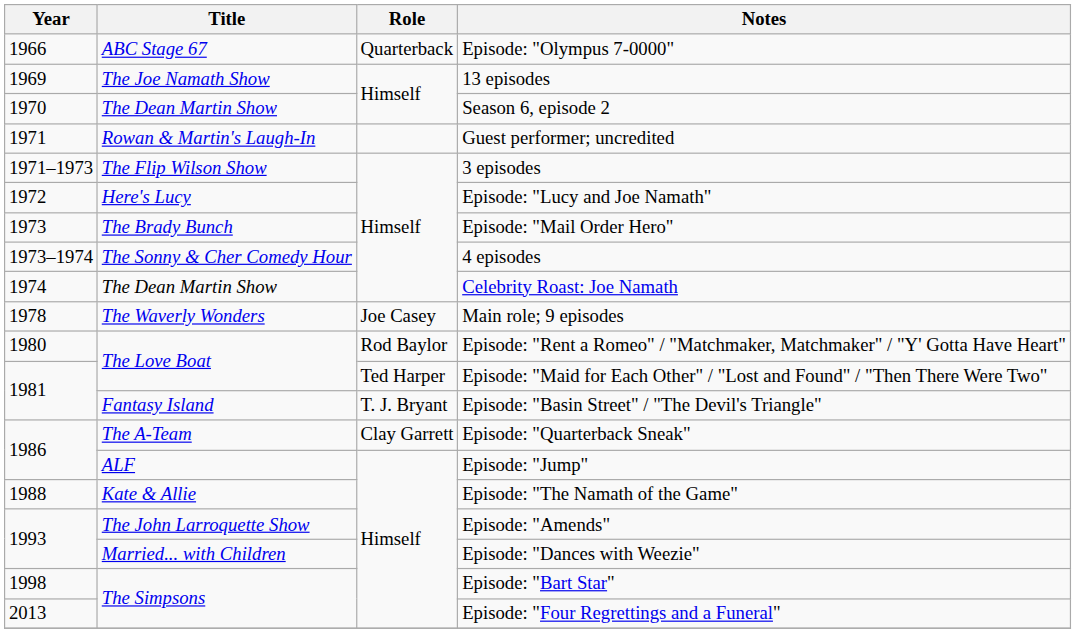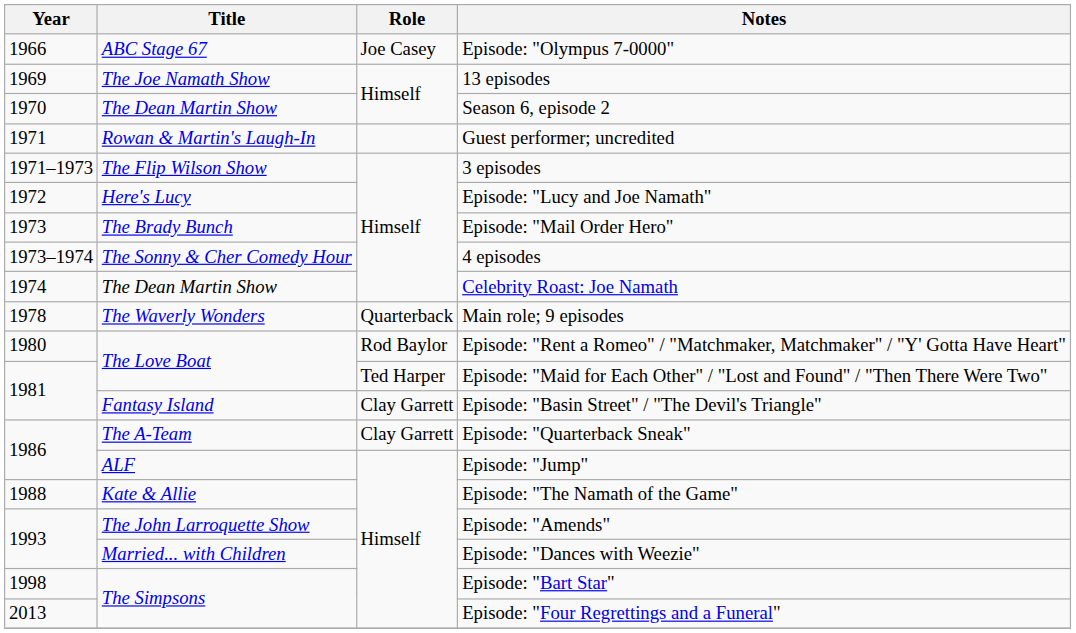(407, 49) Quarterback -> (398, 49) Joe Casey
(398, 316) Joe Casey -> (407, 316) Quarterback
(404, 405) T. J. Bryant -> (407, 405) Clay Garrett
